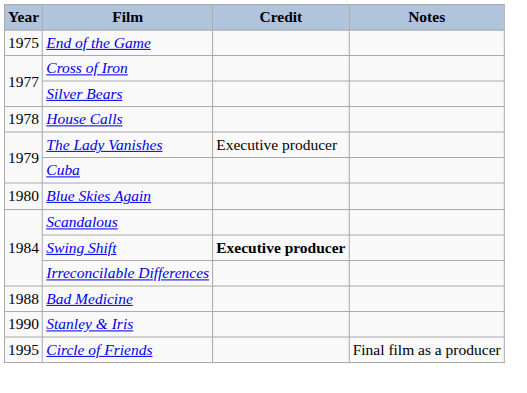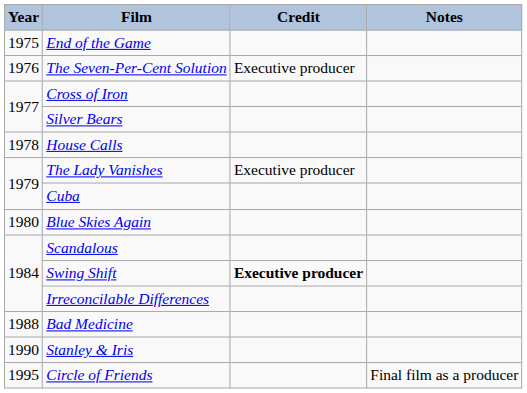+ row: (136, 68)
